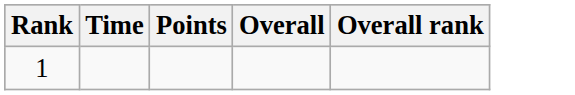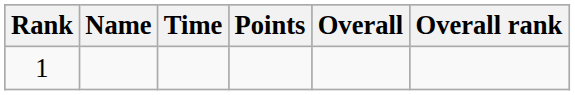+ column: (118, 25)
